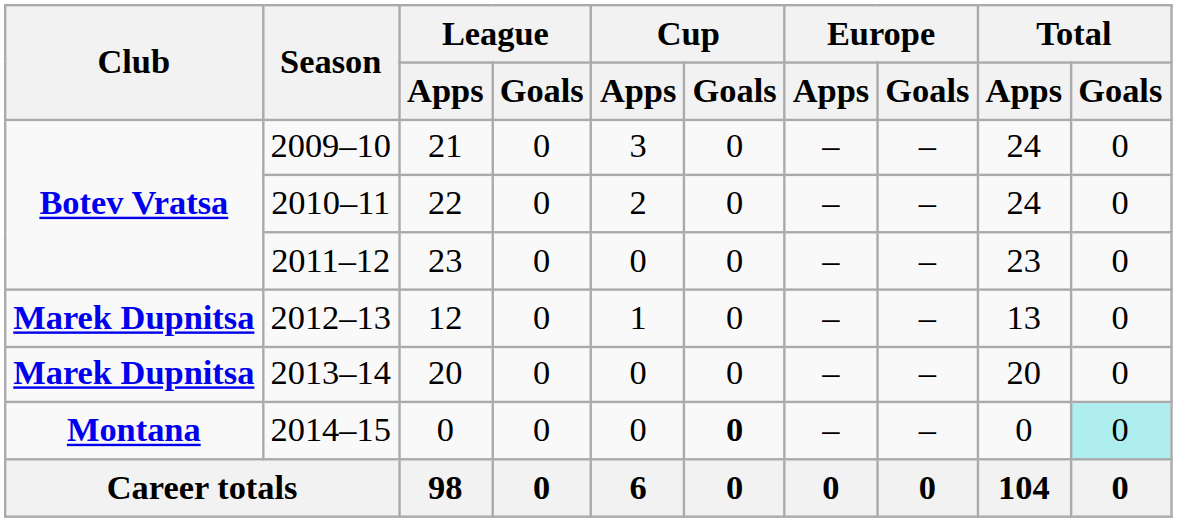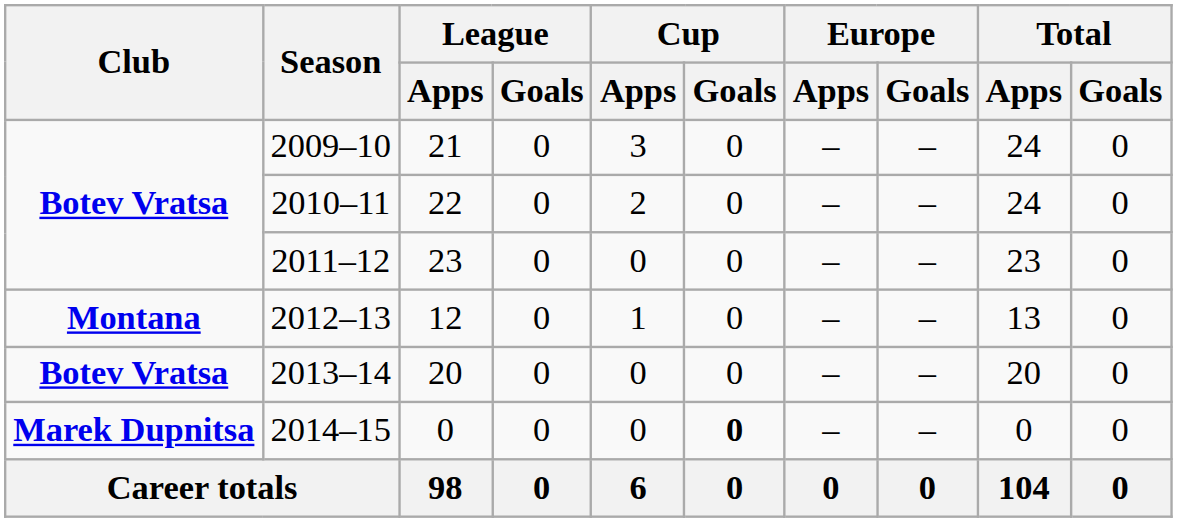(134, 317) Marek Dupnitsa -> (134, 317) Montana
(134, 373) Marek Dupnitsa -> (134, 373) Botev Vratsa
(134, 430) Montana -> (134, 430) Marek Dupnitsa
(1120, 430) paleturquoise background -> (1120, 430) no background
